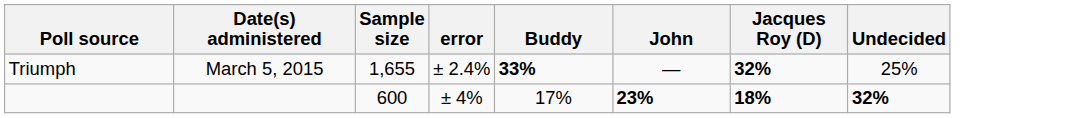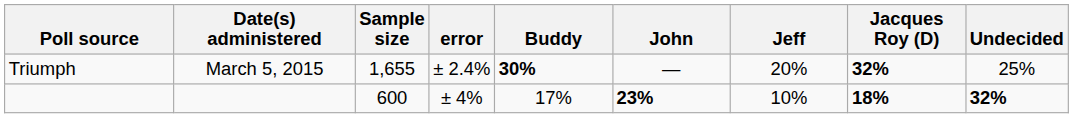+ column: (789, 39)
(517, 68) 33% -> (517, 68) 30%
